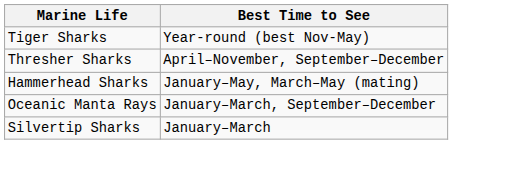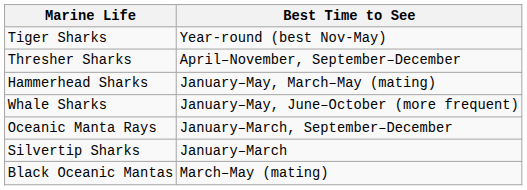+ row: (57, 106)
+ row: (91, 173)
